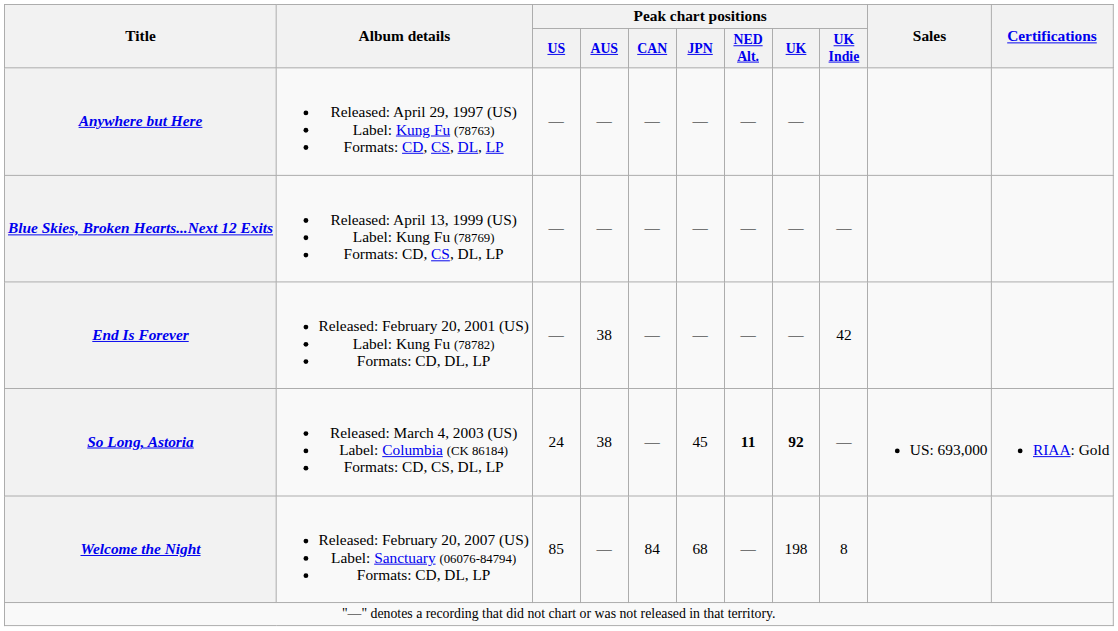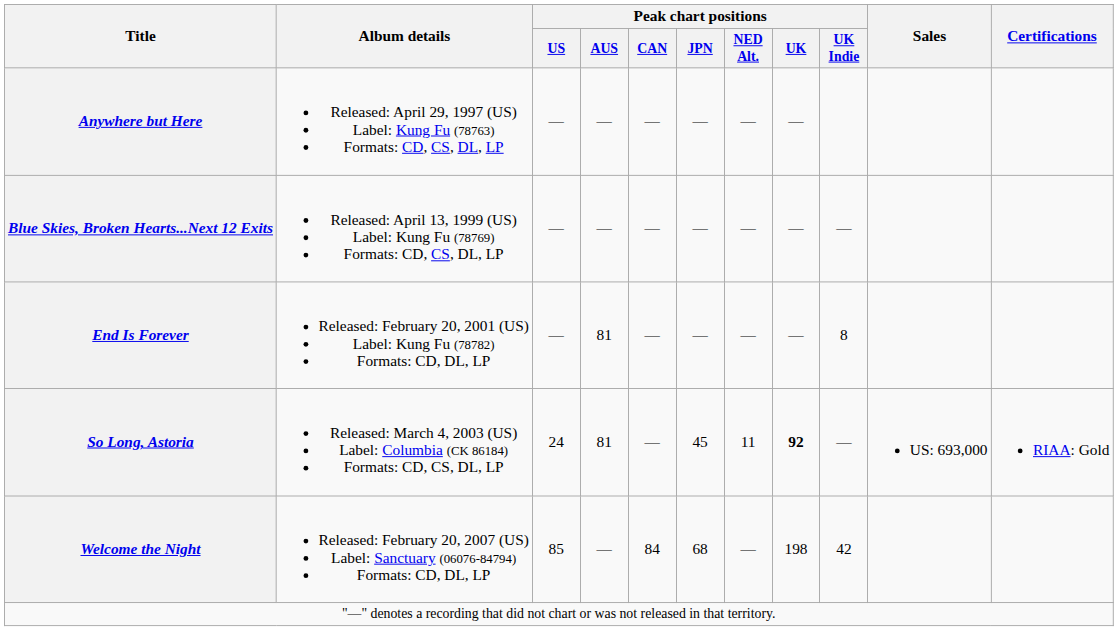(604, 335) 38 -> (604, 335) 81
(844, 335) 42 -> (844, 335) 8
(604, 442) 38 -> (604, 442) 81
(748, 442) bold -> (748, 442) normal
(844, 549) 8 -> (844, 549) 42
